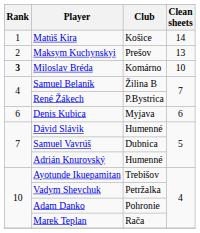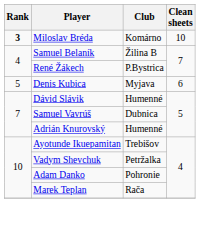- row: (55, 38)
- row: (75, 53)
(18, 114) 6 -> (18, 83) 5
